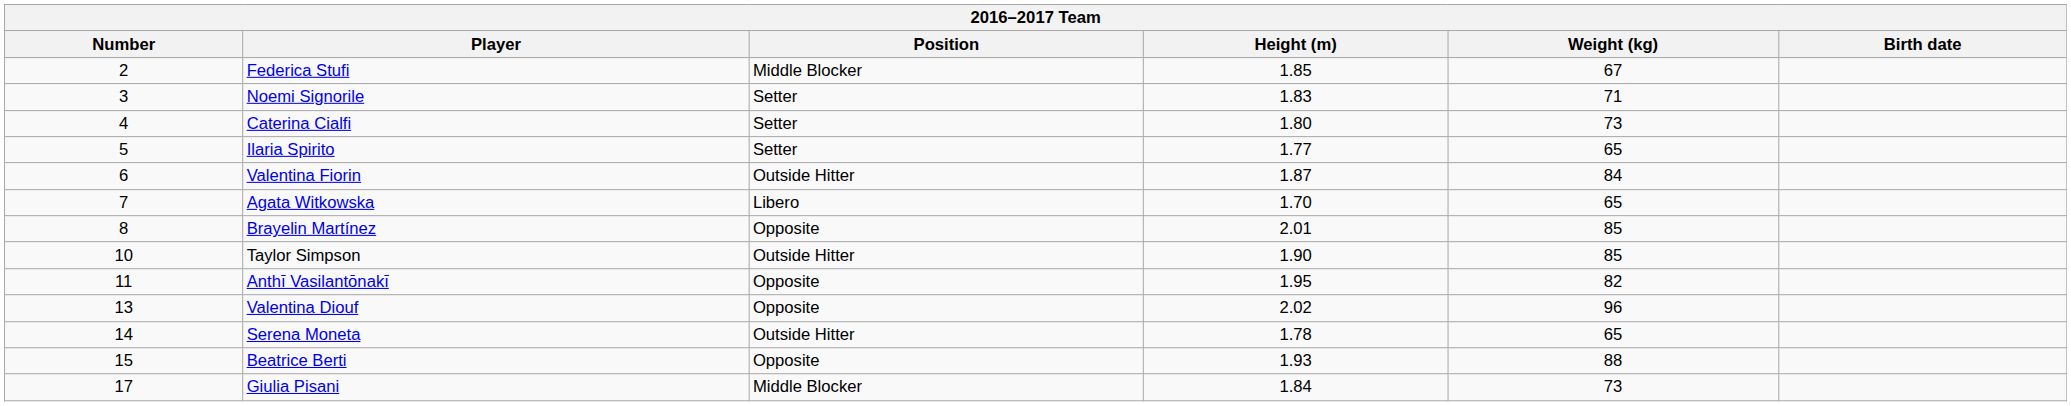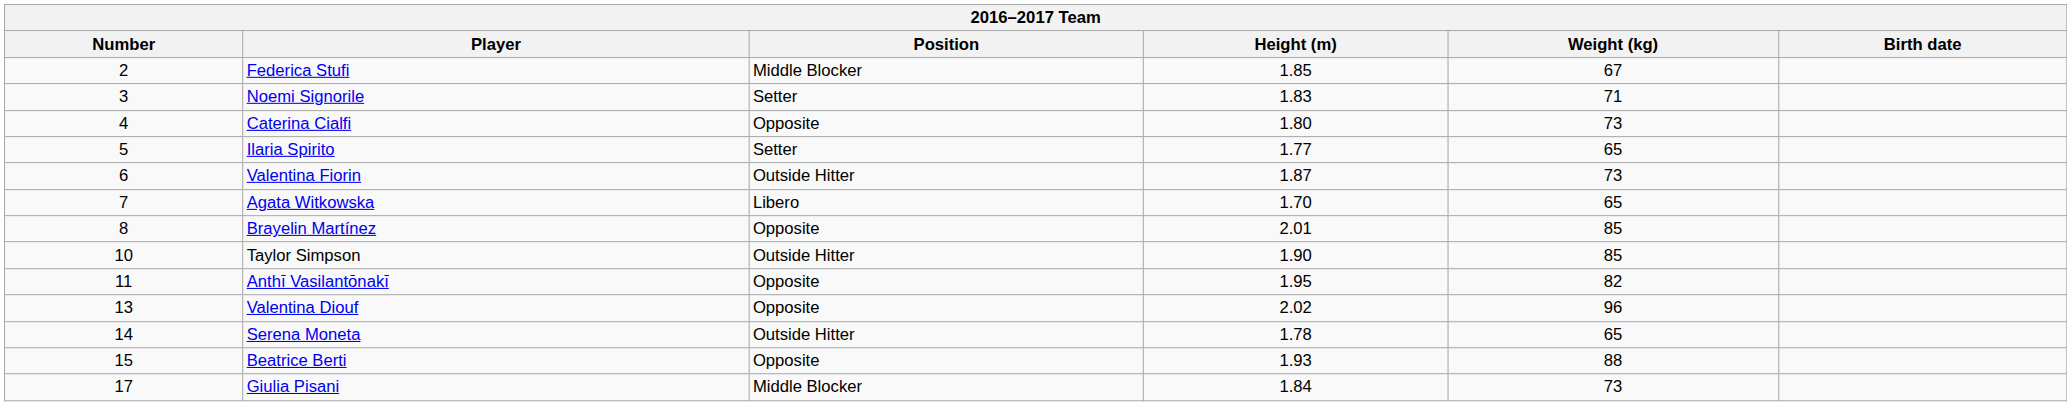(775, 123) Setter -> (786, 123) Opposite
(1613, 176) 84 -> (1613, 176) 73
